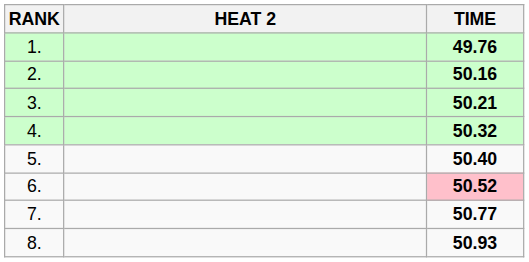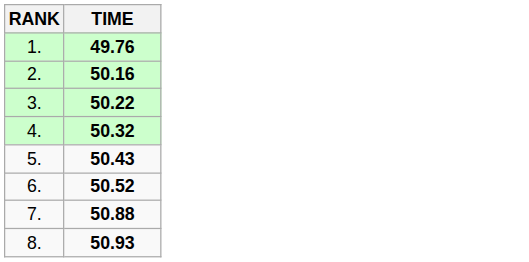- column: (245, 19)
(475, 103) 50.21 -> (112, 103) 50.22
(475, 159) 50.40 -> (112, 159) 50.43
(475, 187) pink background -> (112, 187) no background
(475, 215) 50.77 -> (112, 215) 50.88
